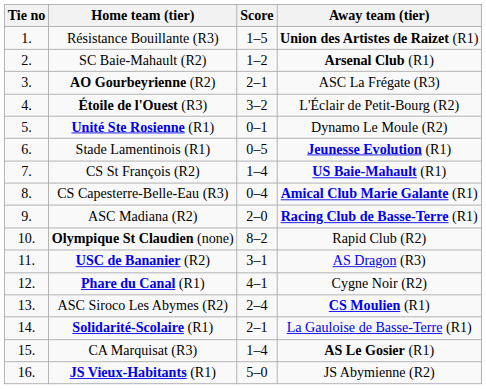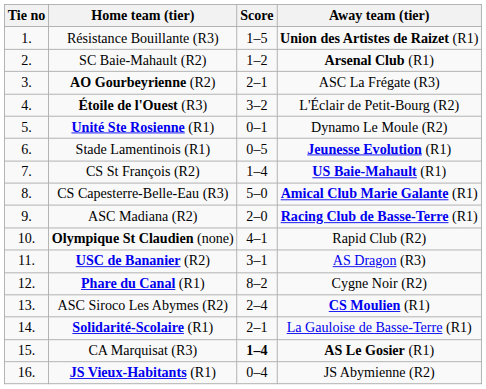(257, 194) 0–4 -> (257, 194) 5–0
(257, 238) 8–2 -> (257, 238) 4–1
(257, 283) 4–1 -> (257, 283) 8–2
(257, 350) normal -> (257, 350) bold
(257, 372) 5–0 -> (257, 372) 0–4
